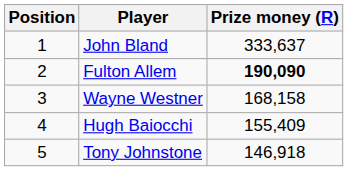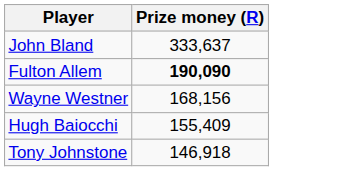- column: (42, 17)
(275, 98) 168,158 -> (200, 98) 168,156
